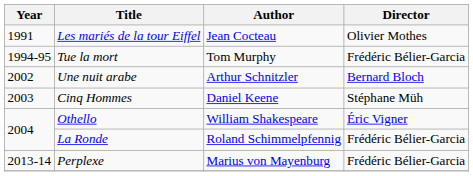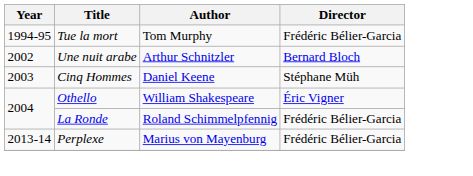- row: (129, 35)
